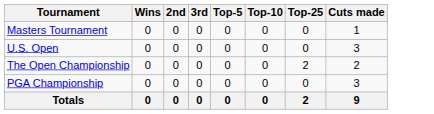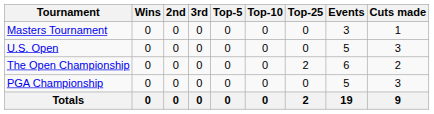+ column: (346, 13)
